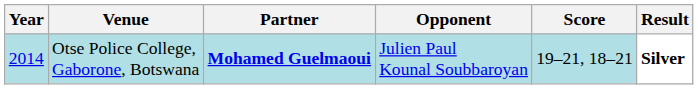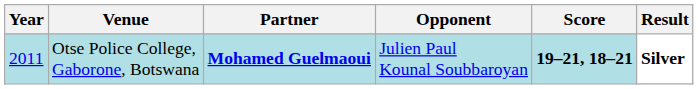(26, 58) 2014 -> (26, 58) 2011
(584, 58) normal -> (584, 58) bold
